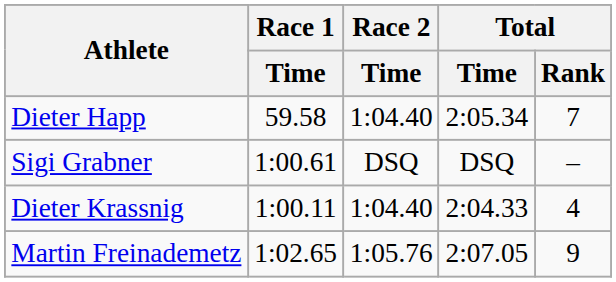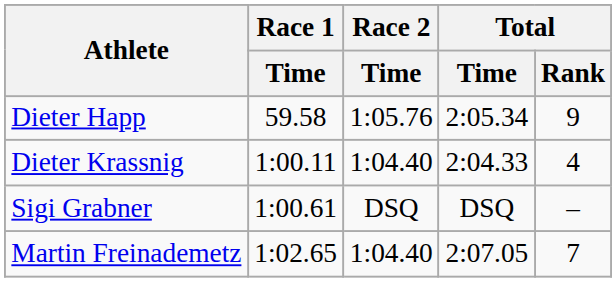(391, 117) 1:04.40 -> (391, 117) 1:05.76
(573, 117) 7 -> (573, 117) 9
rows swapped: (82, 162) <-> (98, 207)
(391, 253) 1:05.76 -> (391, 253) 1:04.40
(573, 253) 9 -> (573, 253) 7
